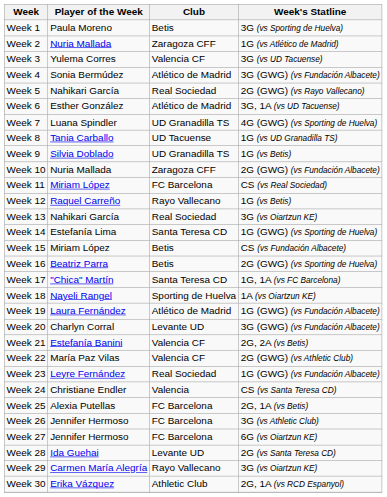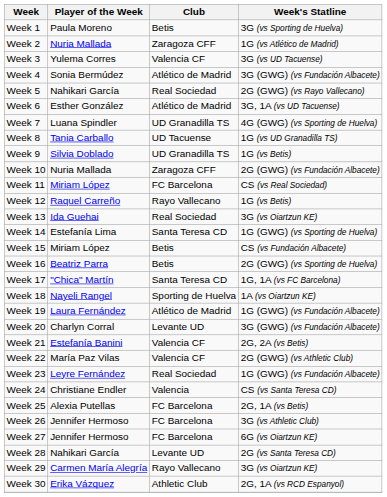(85, 216) Nahikari García -> (74, 216) Ida Guehai
(74, 452) Ida Guehai -> (85, 452) Nahikari García
